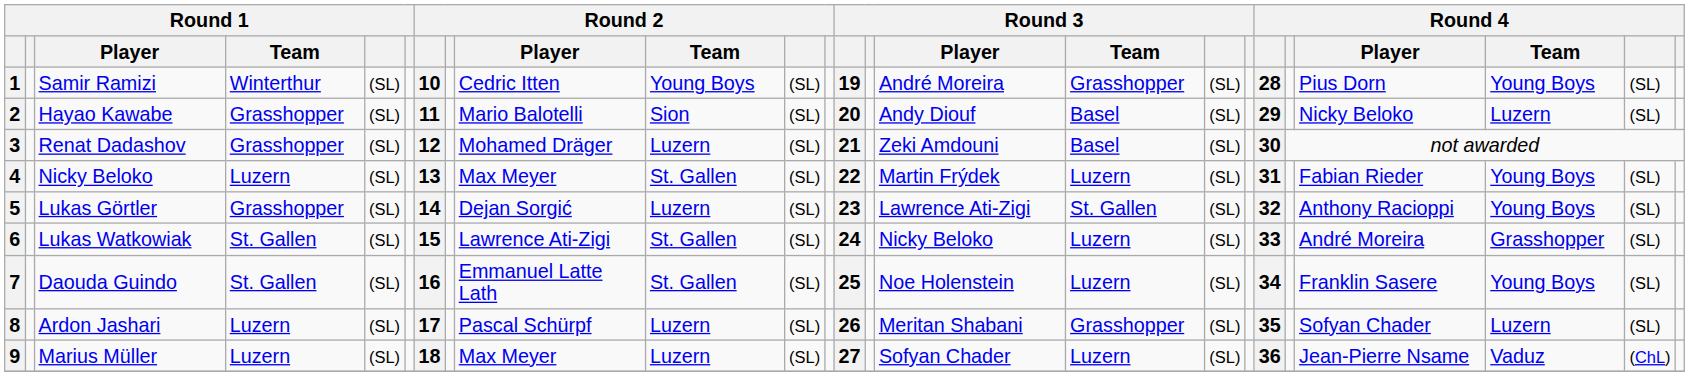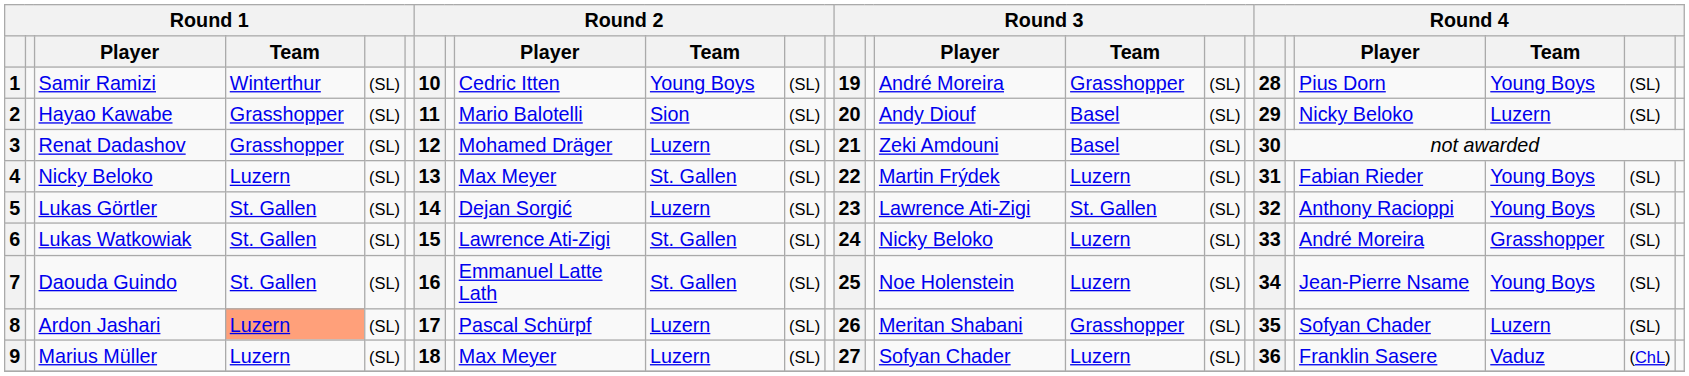(287, 208) Grasshopper -> (273, 208) St. Gallen
(1368, 282) Franklin Sasere -> (1384, 282) Jean-Pierre Nsame
(260, 324) no background -> (260, 324) lightsalmon background
(1384, 355) Jean-Pierre Nsame -> (1368, 355) Franklin Sasere
